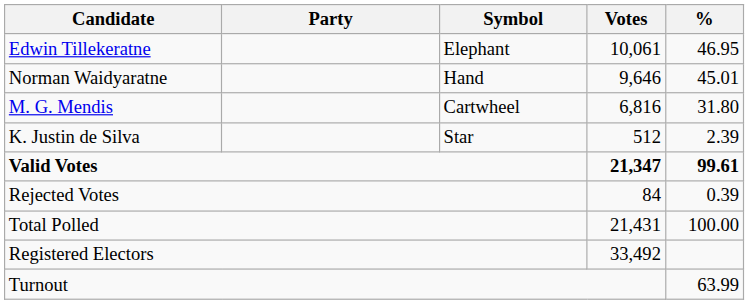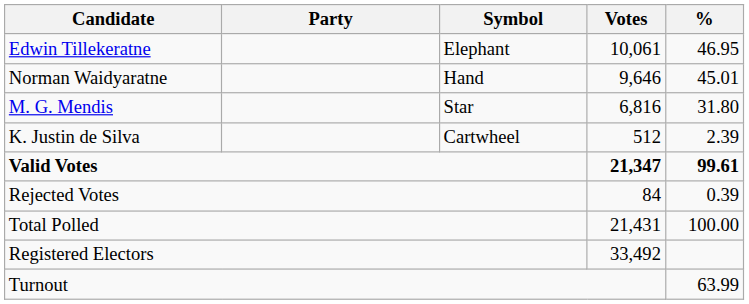(482, 107) Cartwheel -> (459, 107) Star
(459, 136) Star -> (482, 136) Cartwheel
